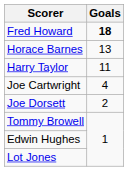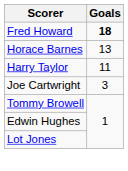(105, 85) 4 -> (105, 85) 3
- row: (36, 103)
